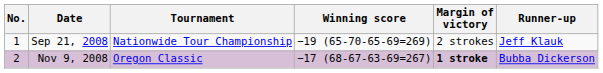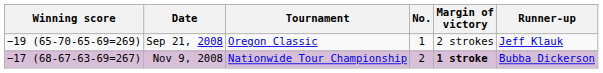columns swapped: (17, 19) <-> (364, 19)
(203, 43) Nationwide Tour Championship -> (273, 43) Oregon Classic
(158, 60) Oregon Classic -> (318, 60) Nationwide Tour Championship
